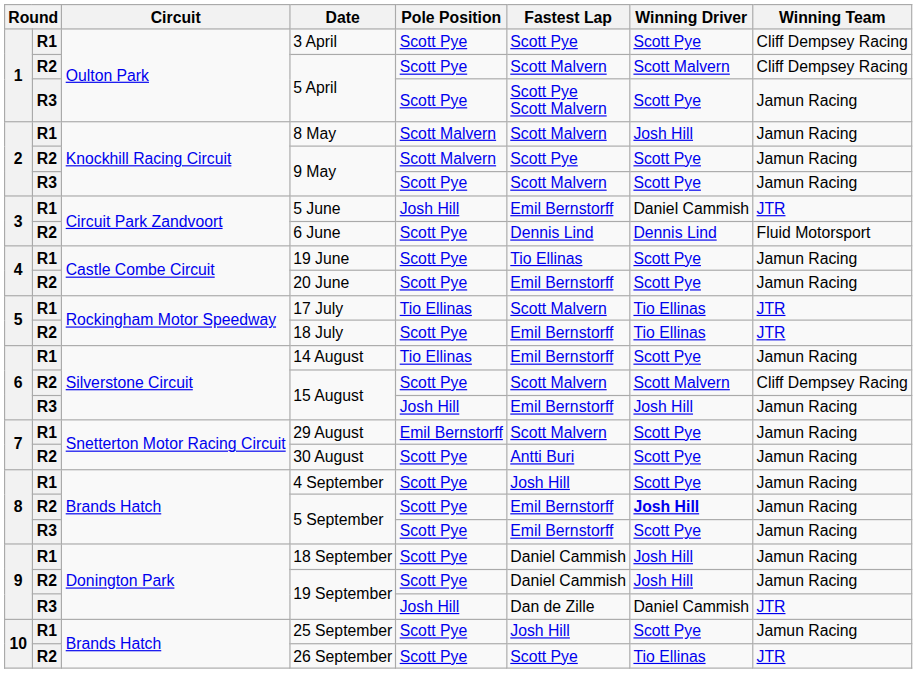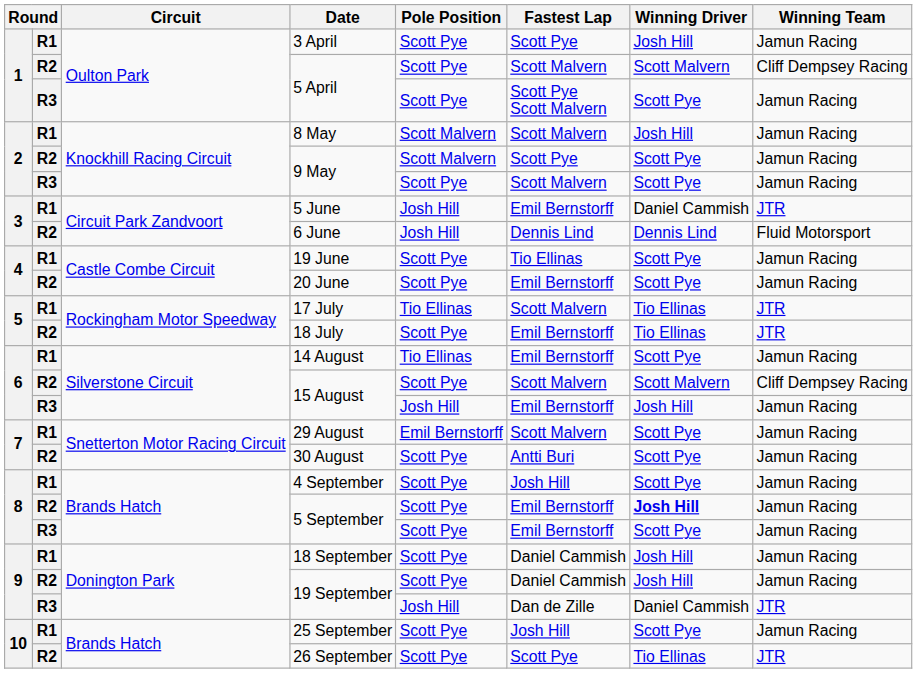(667, 41) Scott Pye -> (663, 41) Josh Hill
(832, 41) Cliff Dempsey Racing -> (807, 41) Jamun Racing
(433, 233) Scott Pye -> (430, 233) Josh Hill
